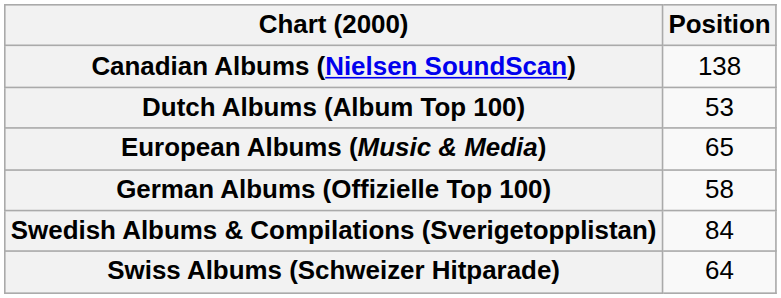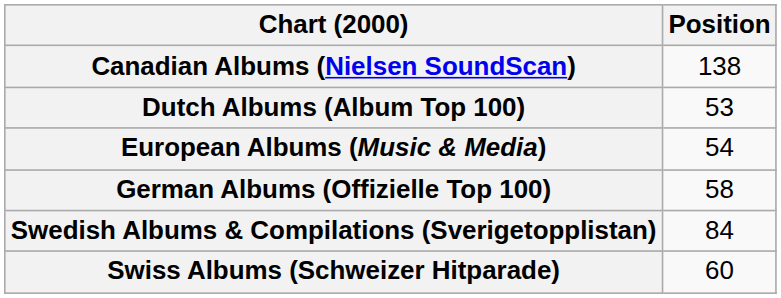(720, 148) 65 -> (720, 148) 54
(720, 271) 64 -> (720, 271) 60
